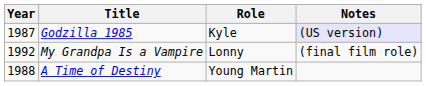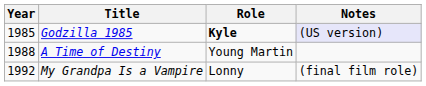(21, 33) 1987 -> (21, 33) 1985
(223, 33) normal -> (223, 33) bold
rows swapped: (101, 71) <-> (122, 52)
